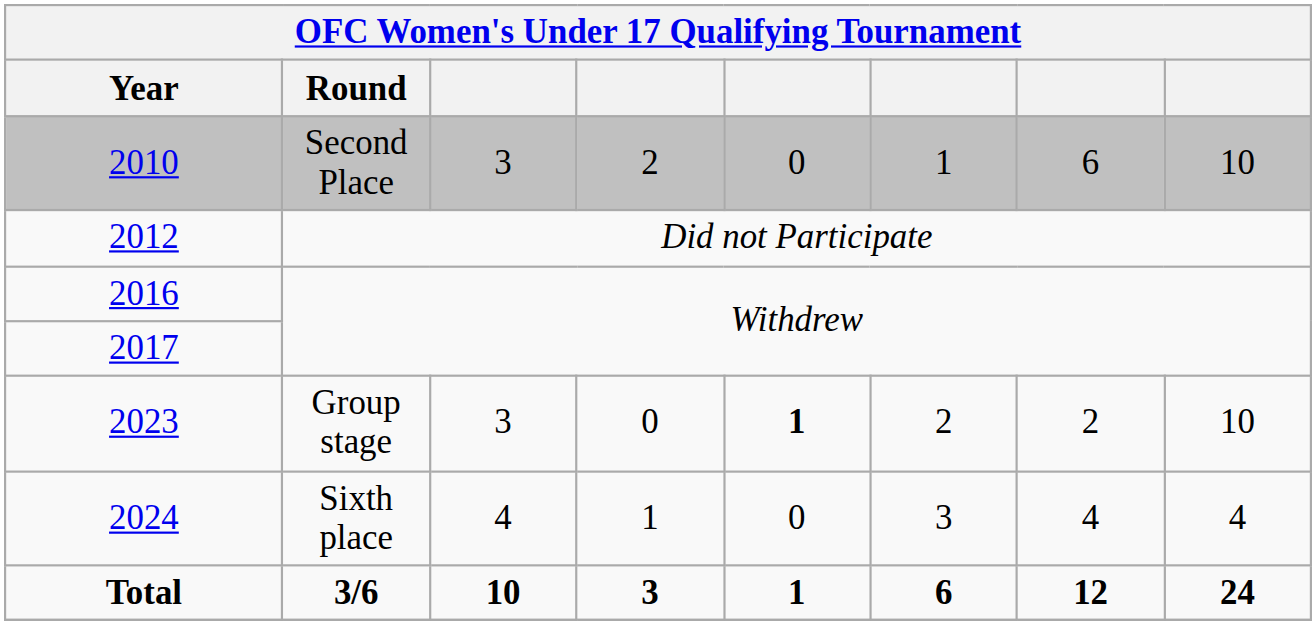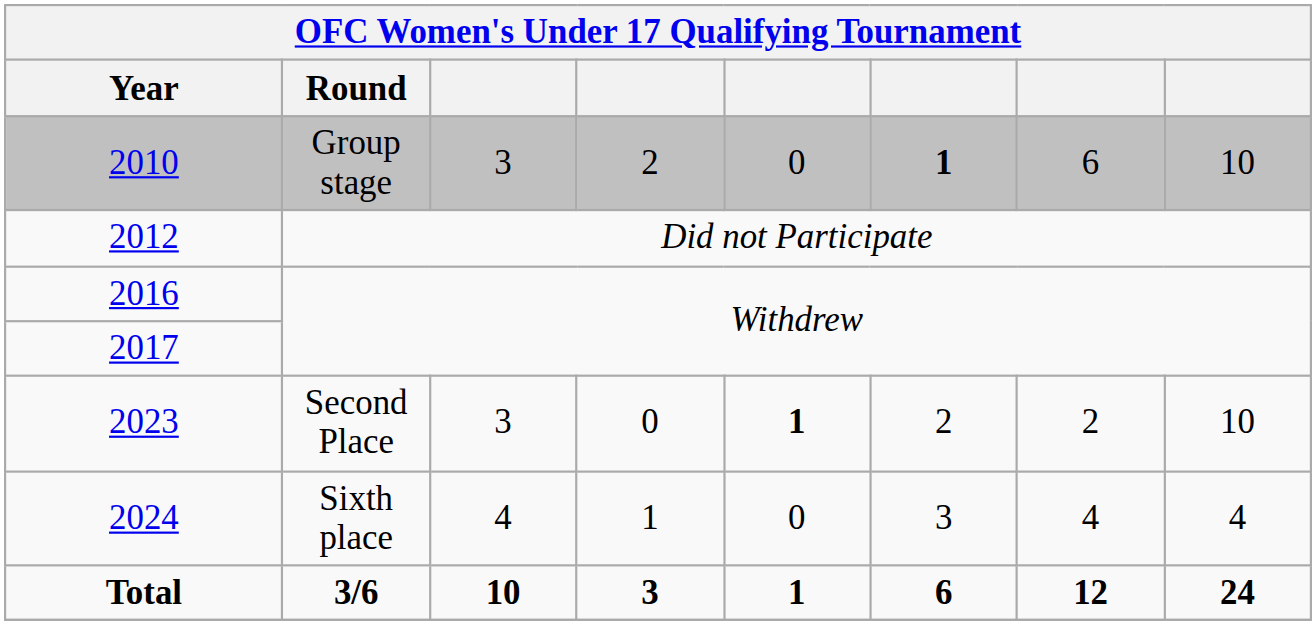(356, 162) Second Place -> (356, 162) Group stage
(944, 162) normal -> (944, 162) bold
(356, 422) Group stage -> (356, 422) Second Place
